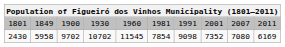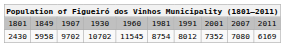(71, 23) 1900 -> (71, 23) 1907
(161, 36) 7854 -> (161, 36) 8754
(188, 36) 9098 -> (188, 36) 8012
